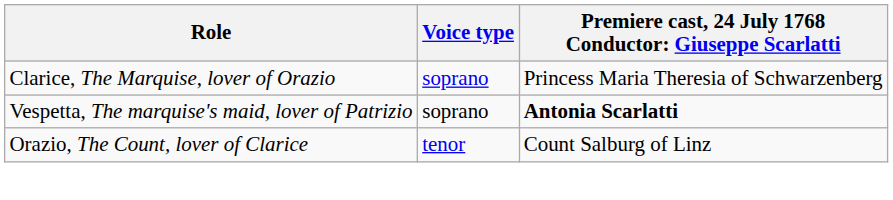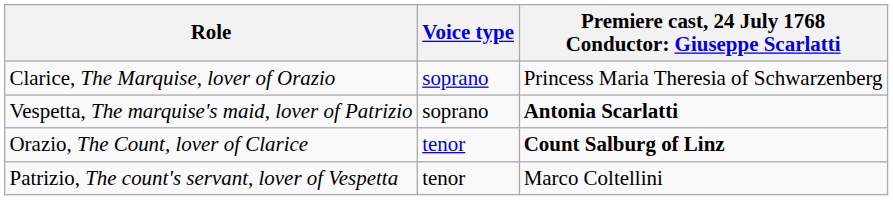(618, 144) normal -> (624, 144) bold
+ row: (204, 177)
